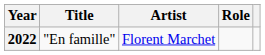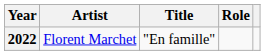columns swapped: (79, 15) <-> (169, 15)
